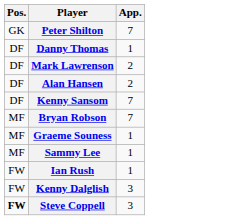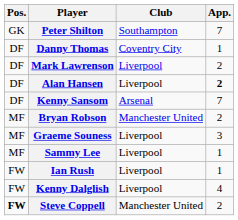+ column: (161, 13)
(130, 83) normal -> (220, 83) bold
(130, 118) 7 -> (220, 118) 2
(130, 135) 1 -> (220, 135) 3
(130, 188) 3 -> (220, 188) 4
(130, 205) 3 -> (220, 205) 2
